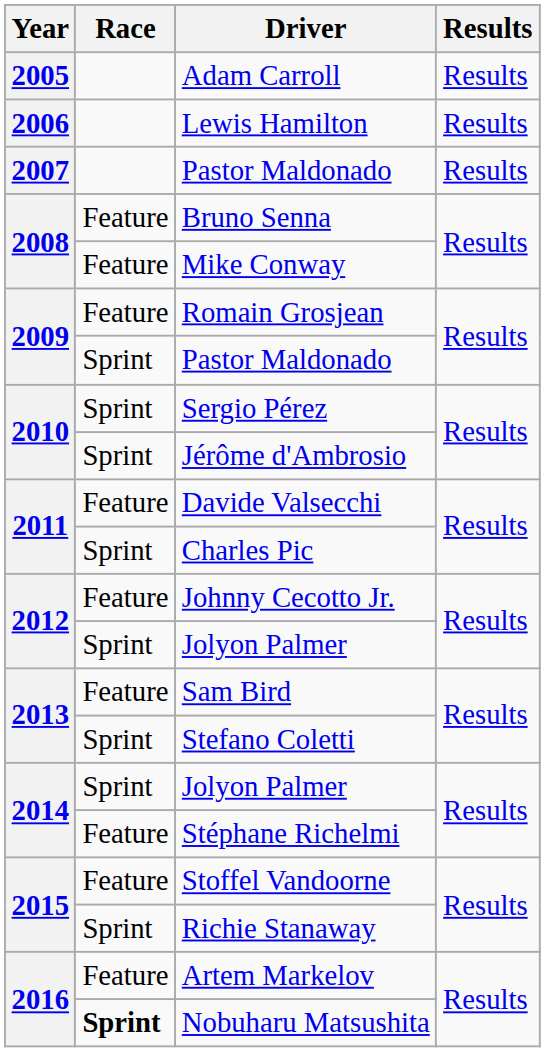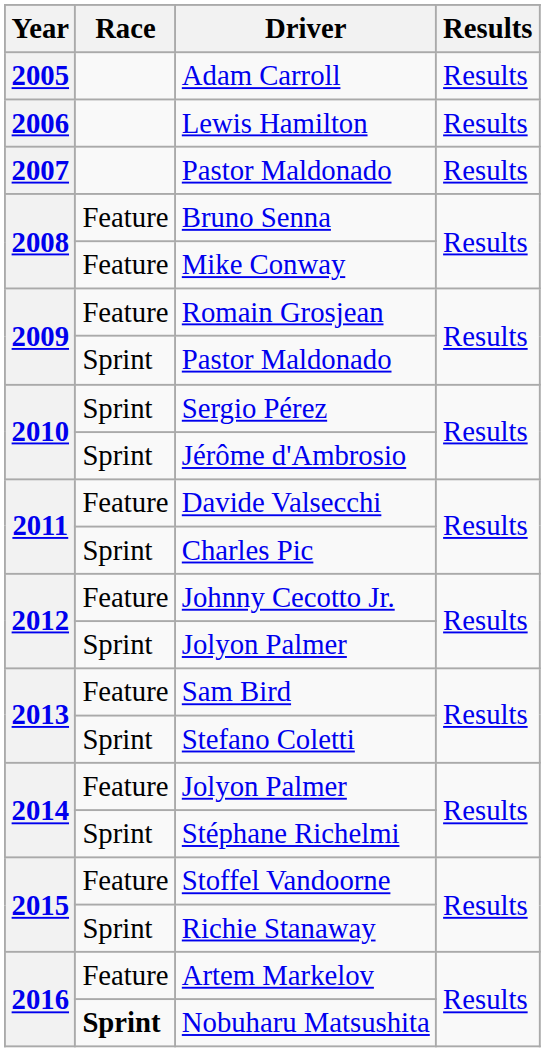(117, 786) Sprint -> (125, 786) Feature
(125, 833) Feature -> (117, 833) Sprint
